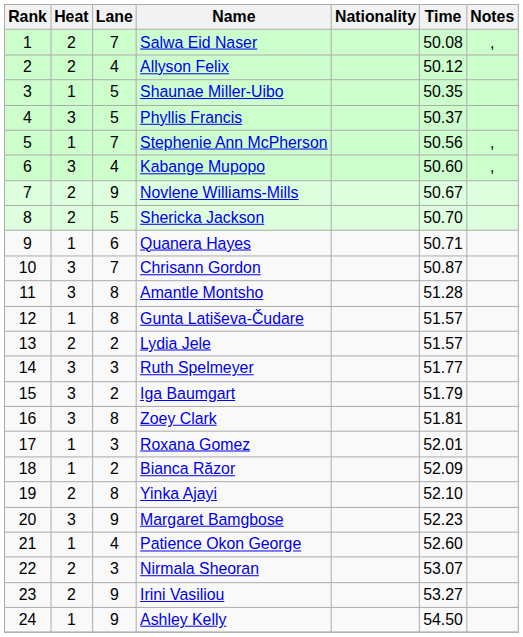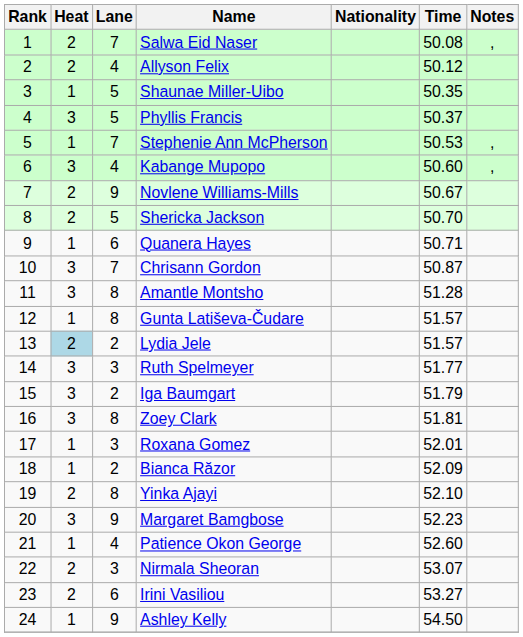(443, 142) 50.56 -> (443, 142) 50.53
(71, 343) no background -> (71, 343) lightblue background
(114, 594) 9 -> (114, 594) 6
